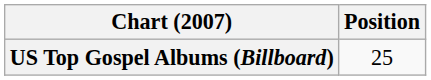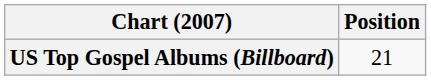(382, 57) 25 -> (382, 57) 21
